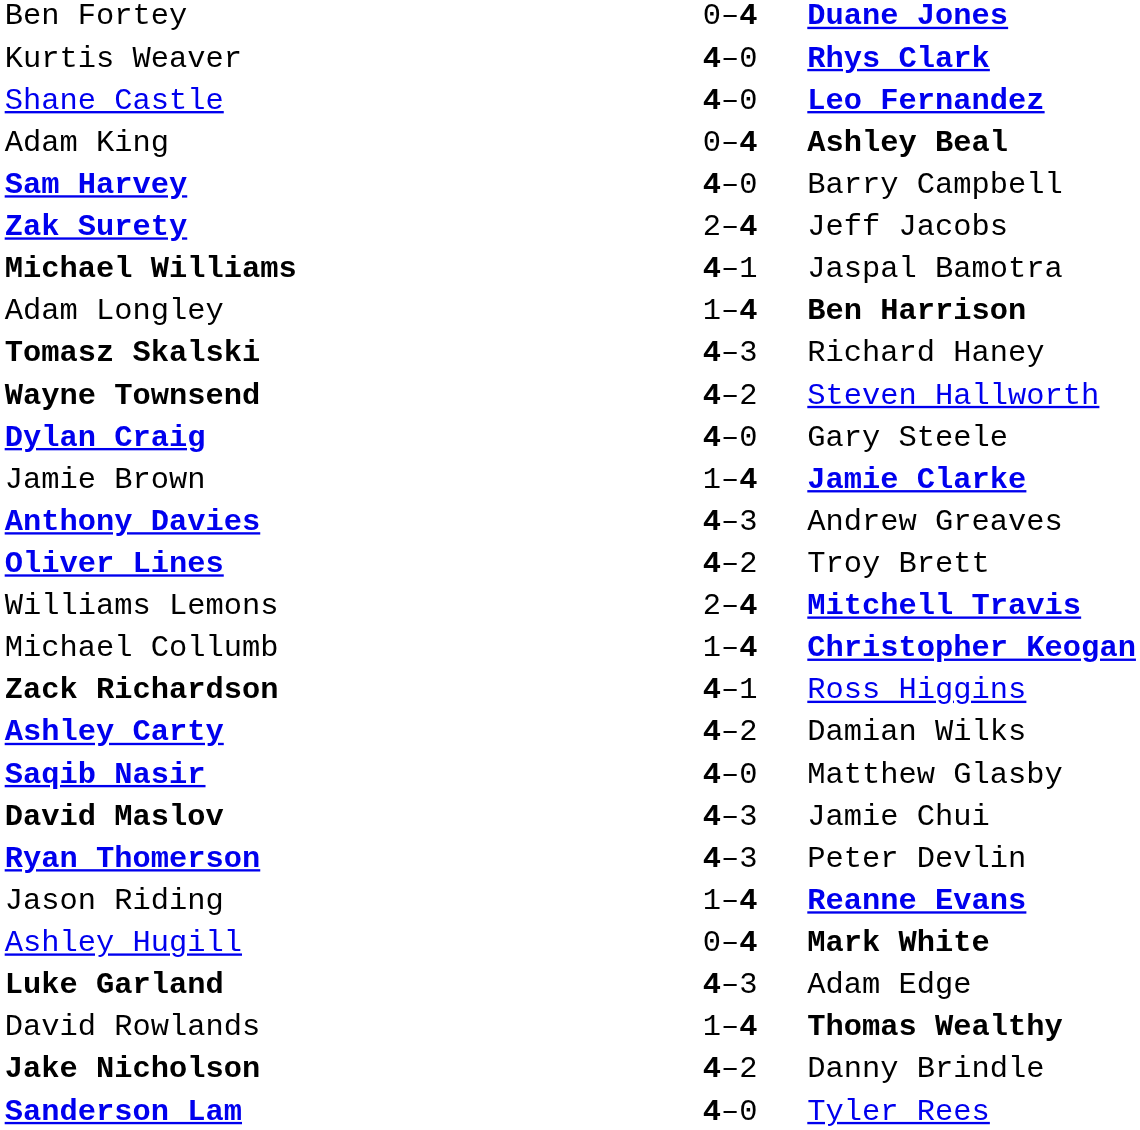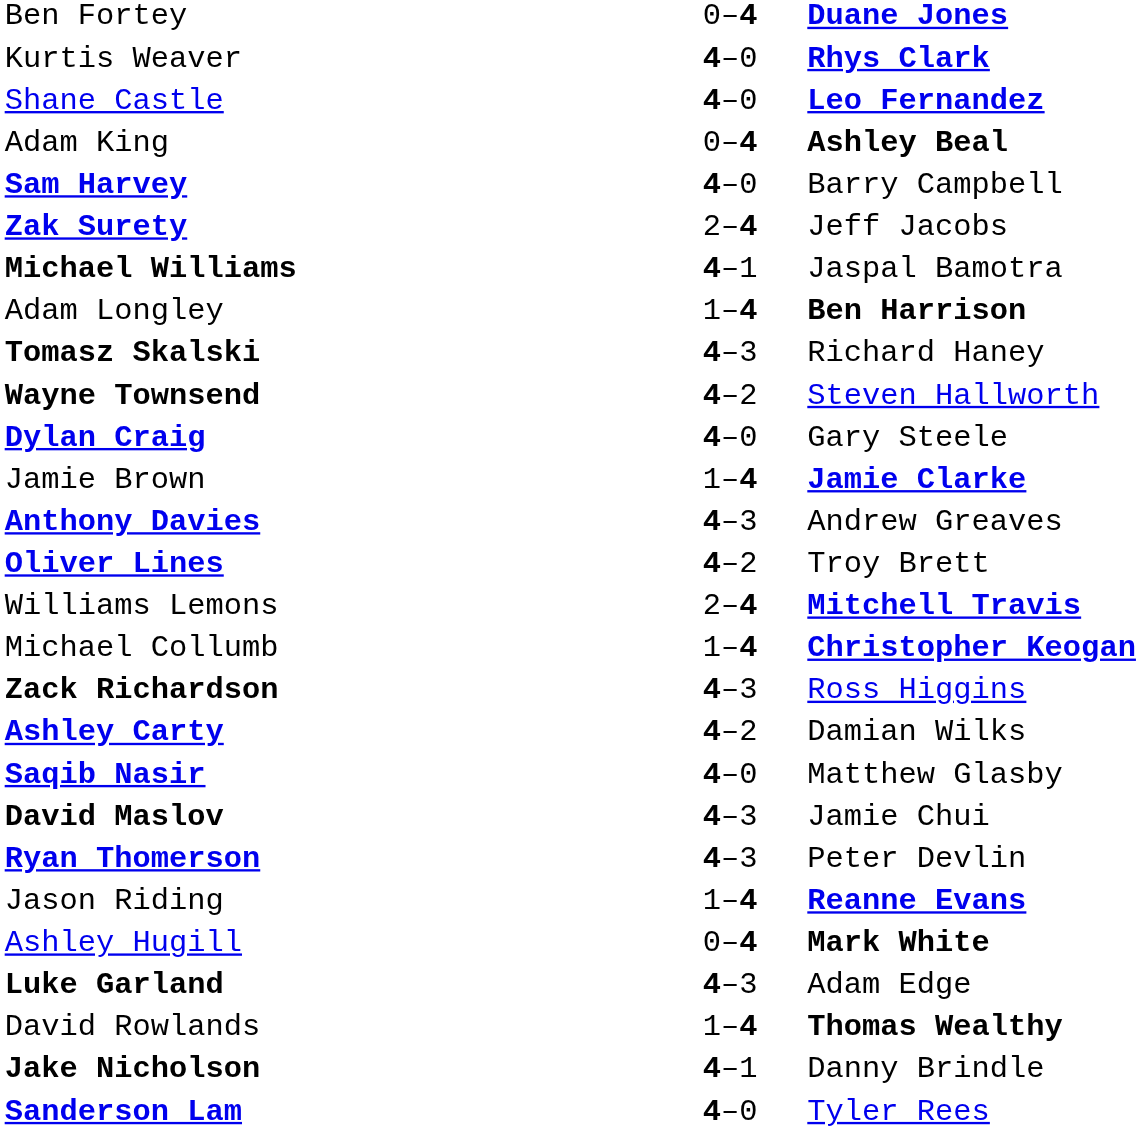(730, 690) 4–1 -> (730, 690) 4–3
(730, 1069) 4–2 -> (730, 1069) 4–1
